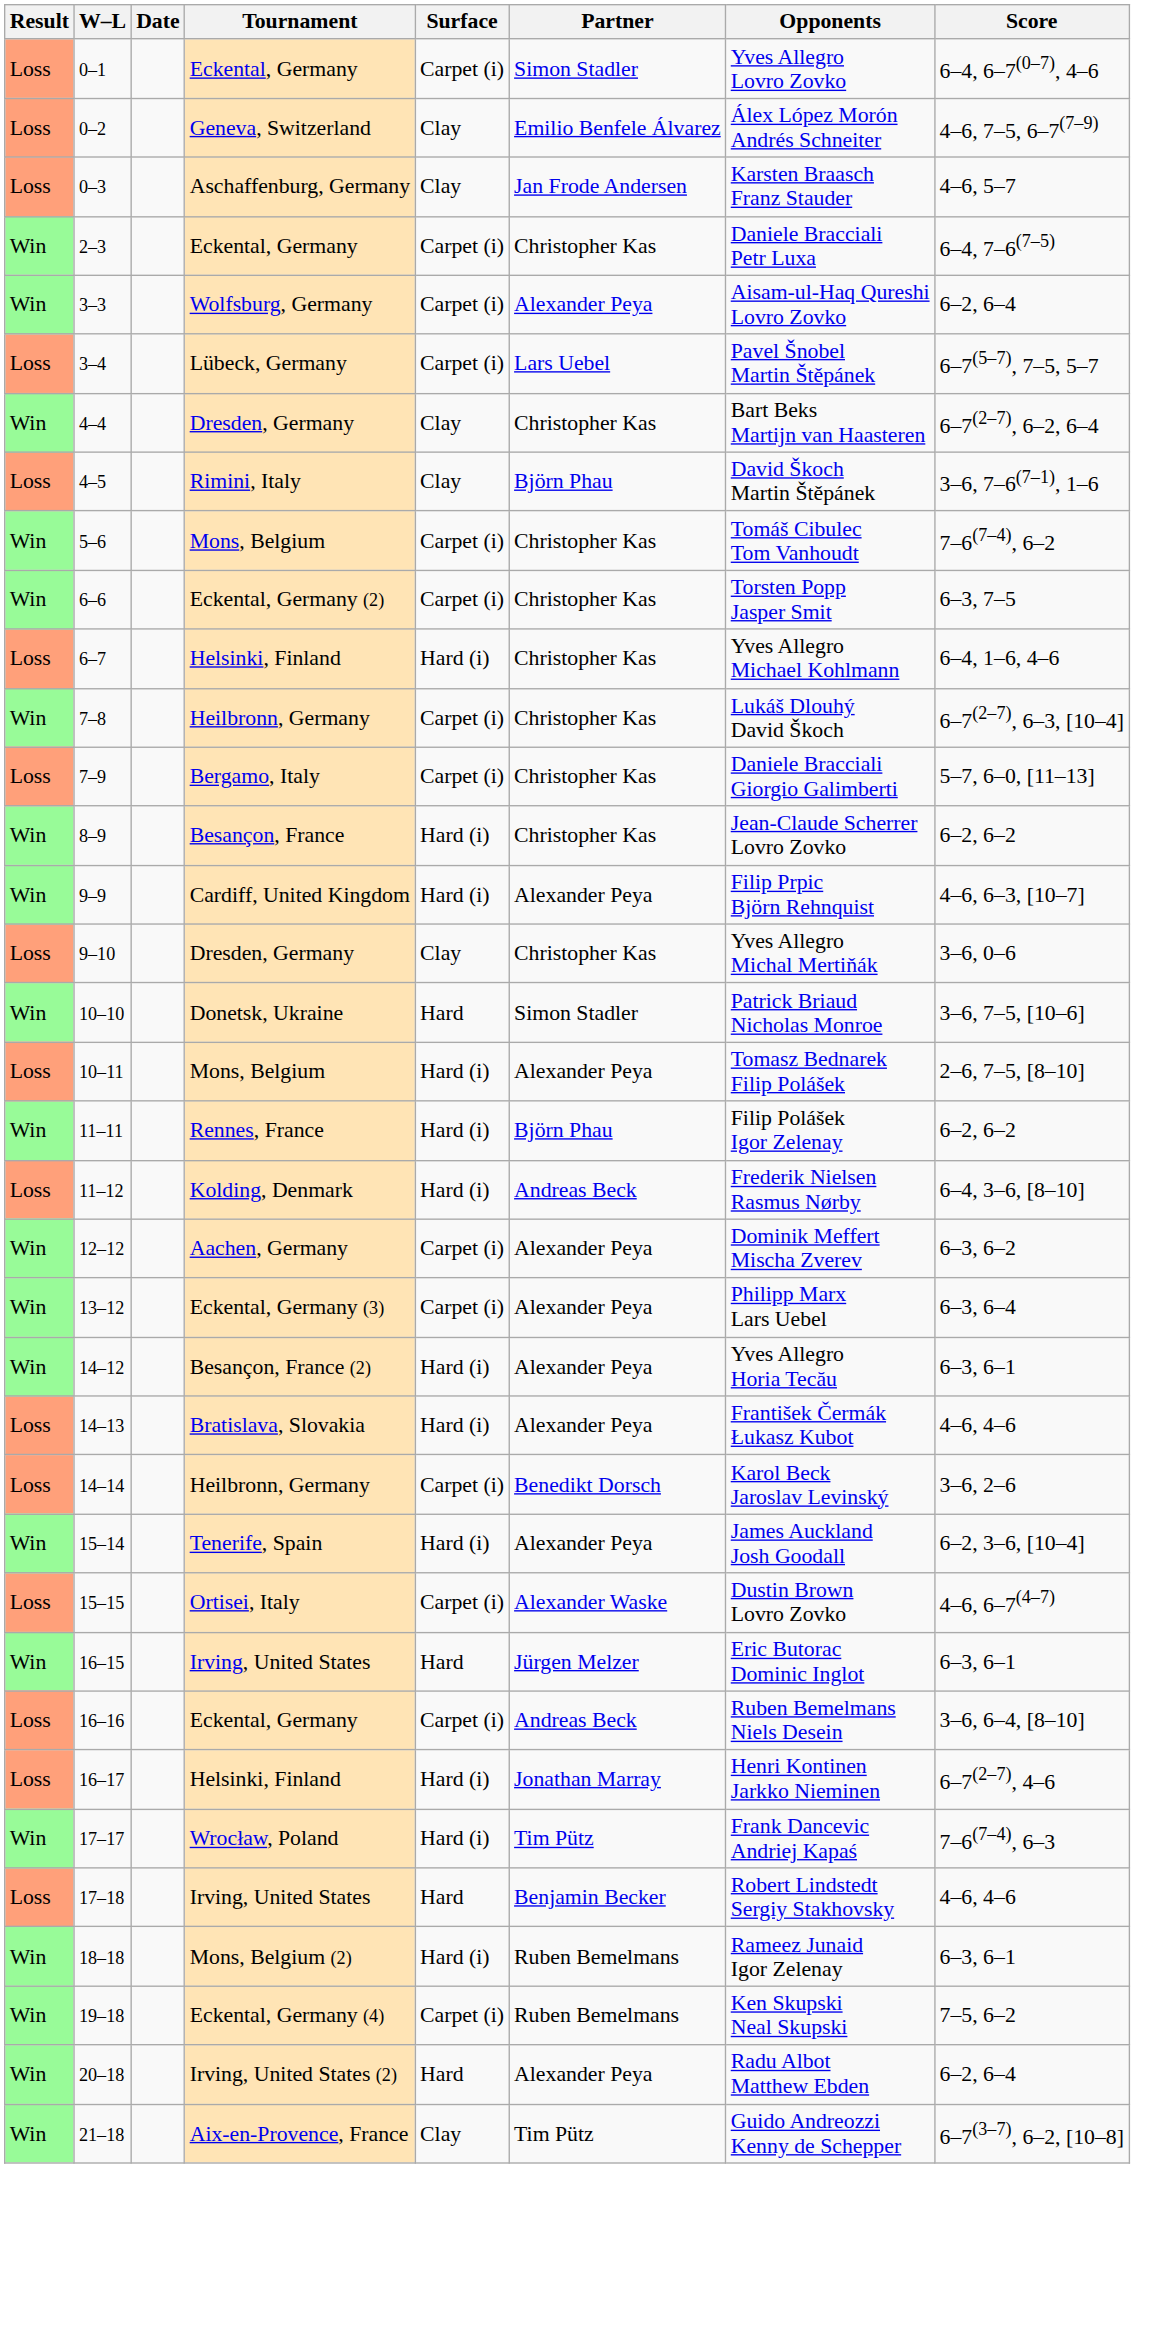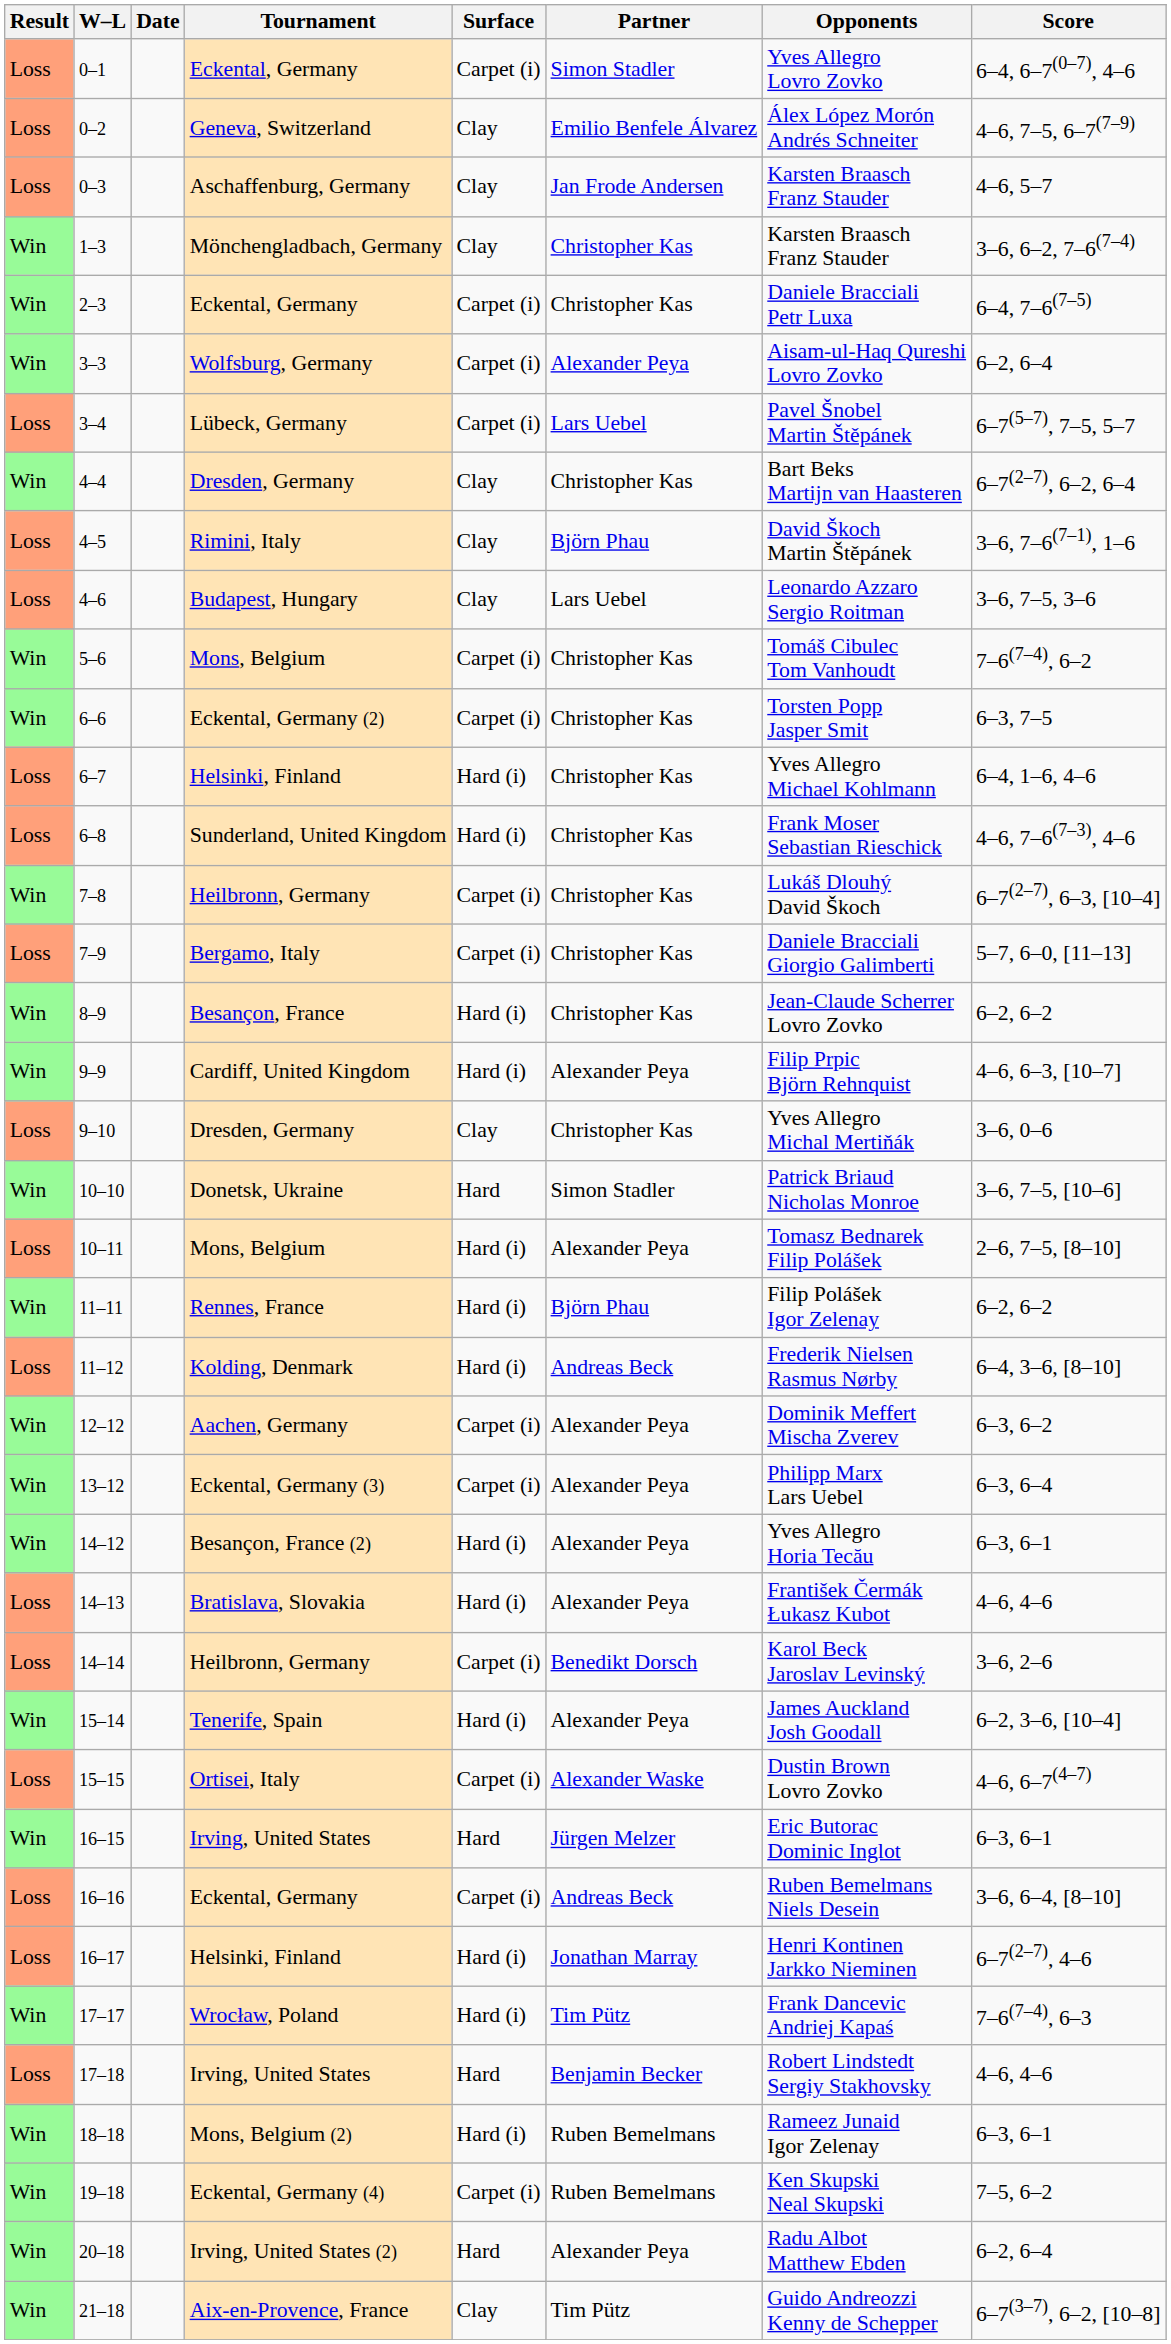+ row: (93, 246)
+ row: (93, 600)
+ row: (93, 836)
